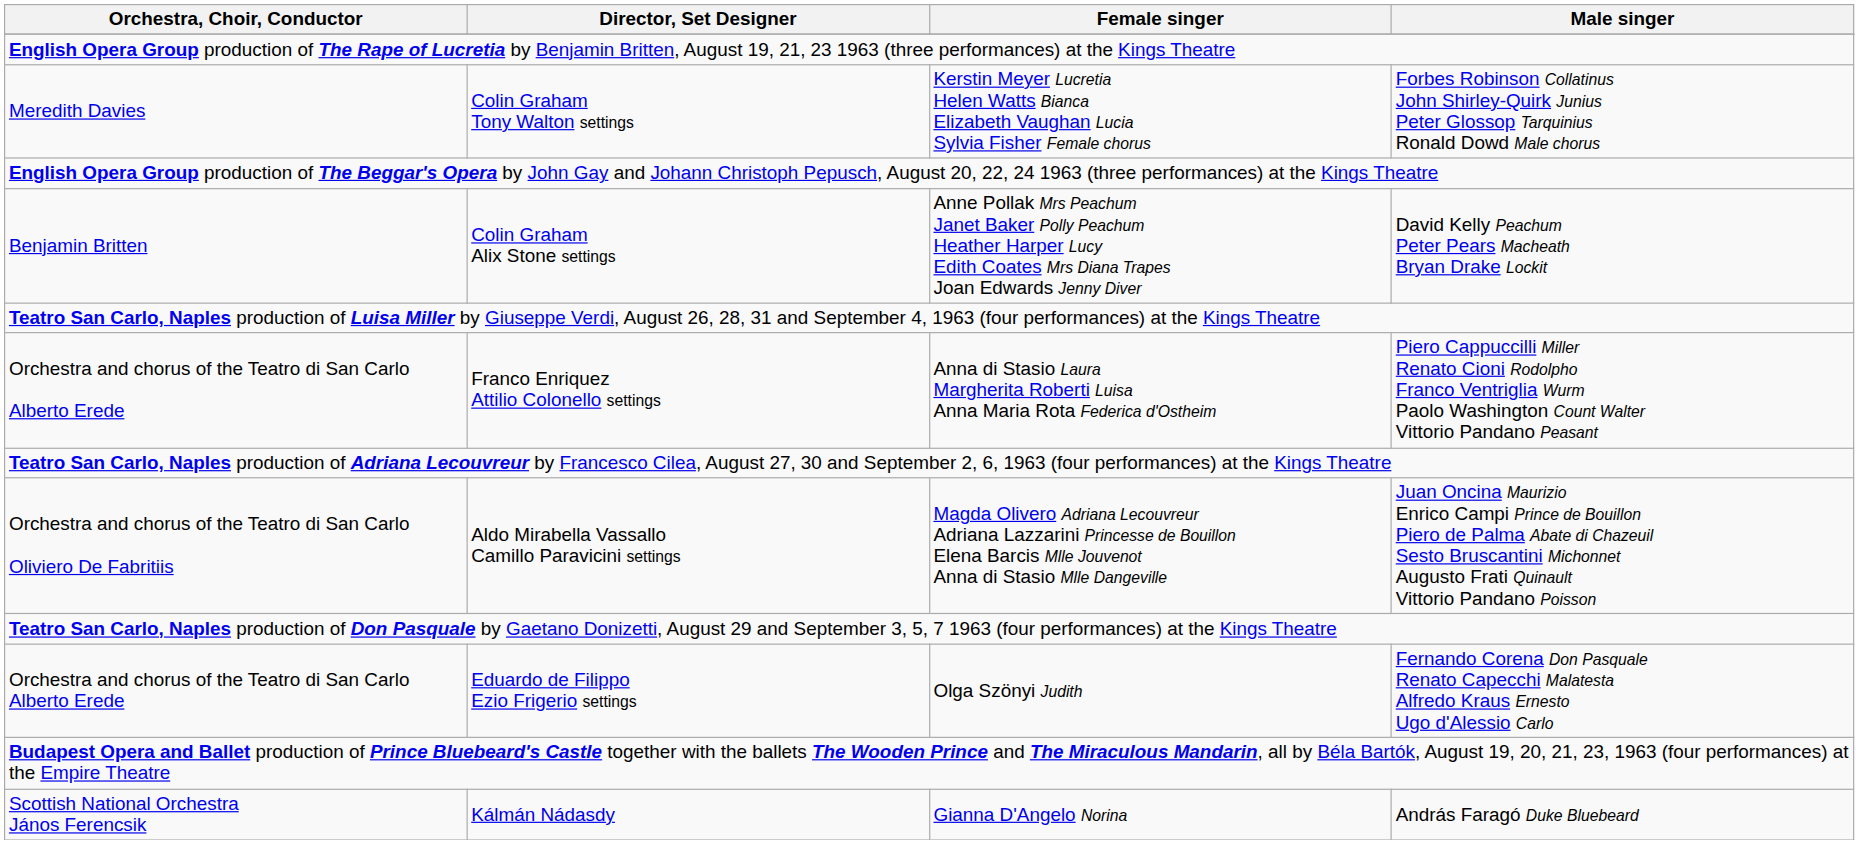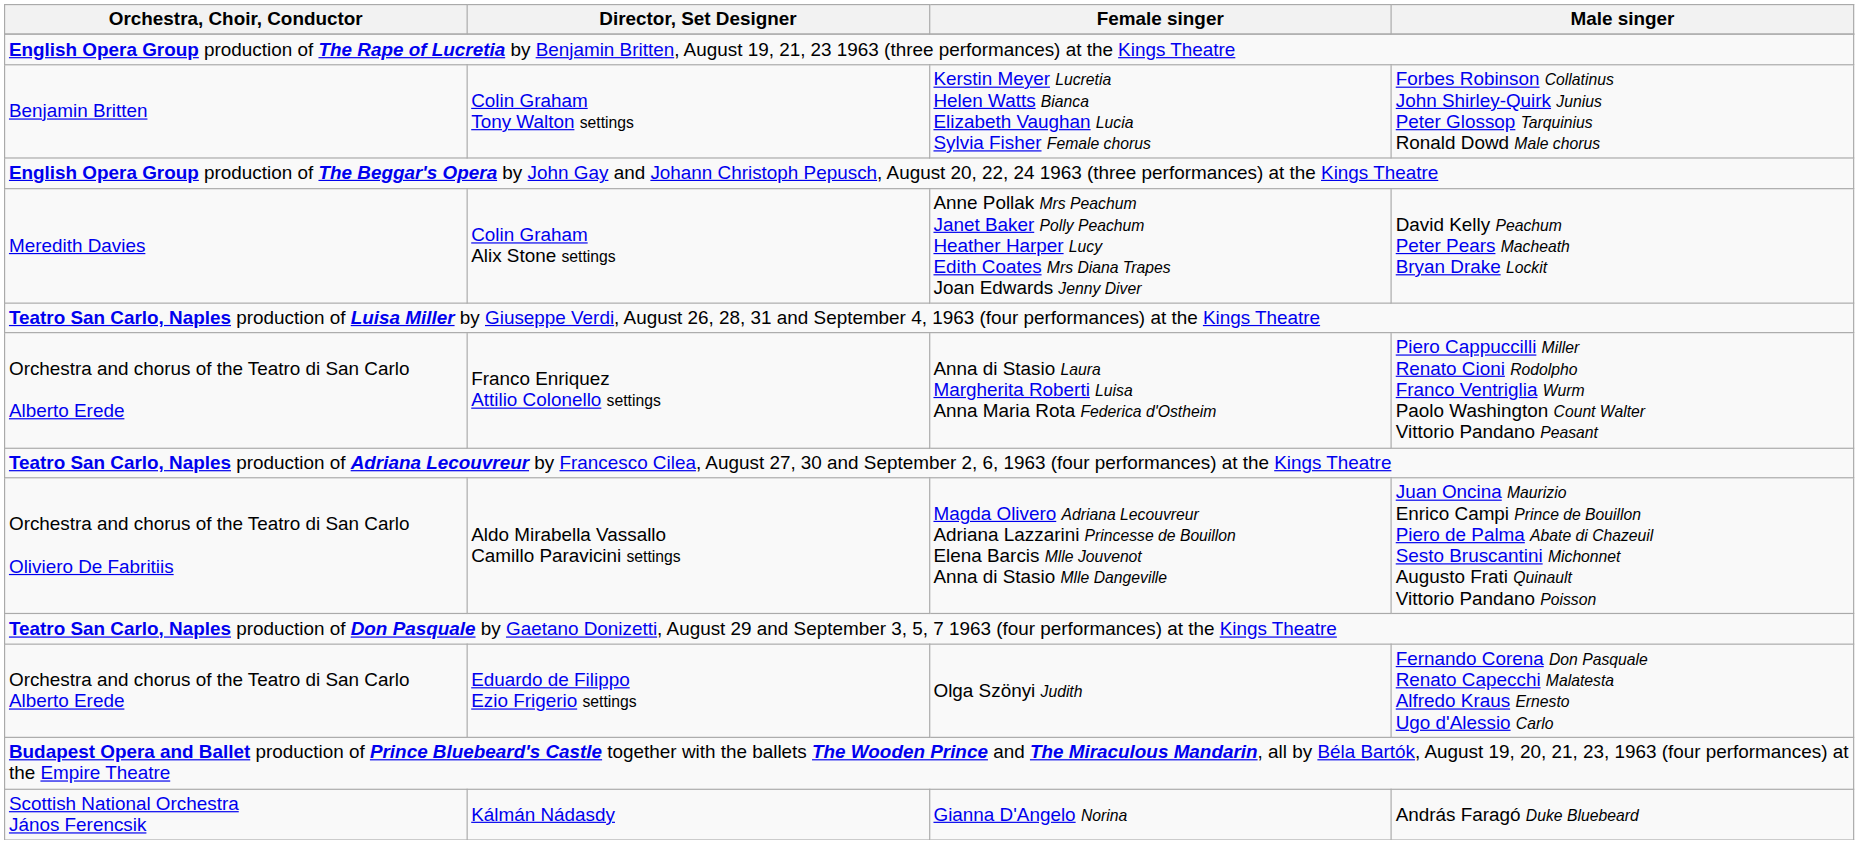(77, 111) Meredith Davies -> (78, 111) Benjamin Britten
(78, 245) Benjamin Britten -> (77, 245) Meredith Davies
